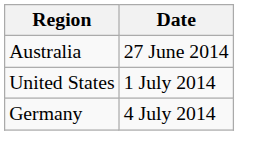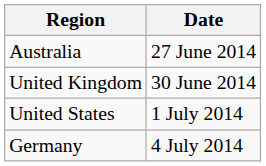+ row: (76, 82)
